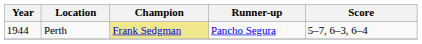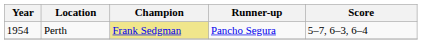(18, 30) 1944 -> (18, 30) 1954
